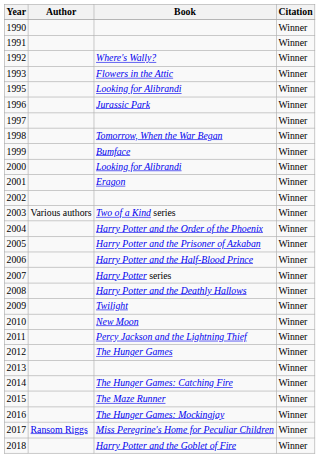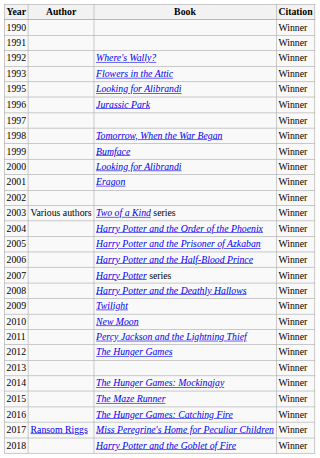(164, 383) The Hunger Games: Catching Fire -> (160, 383) The Hunger Games: Mockingjay
(160, 414) The Hunger Games: Mockingjay -> (164, 414) The Hunger Games: Catching Fire
